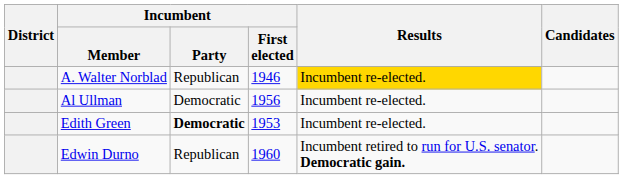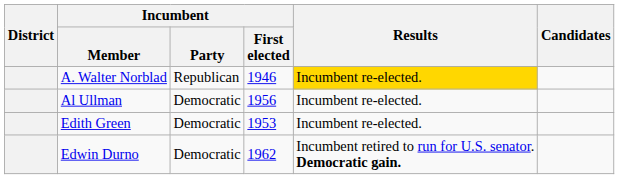(209, 123) bold -> (207, 123) normal
(206, 154) Republican -> (207, 154) Democratic
(266, 154) 1960 -> (262, 154) 1962
